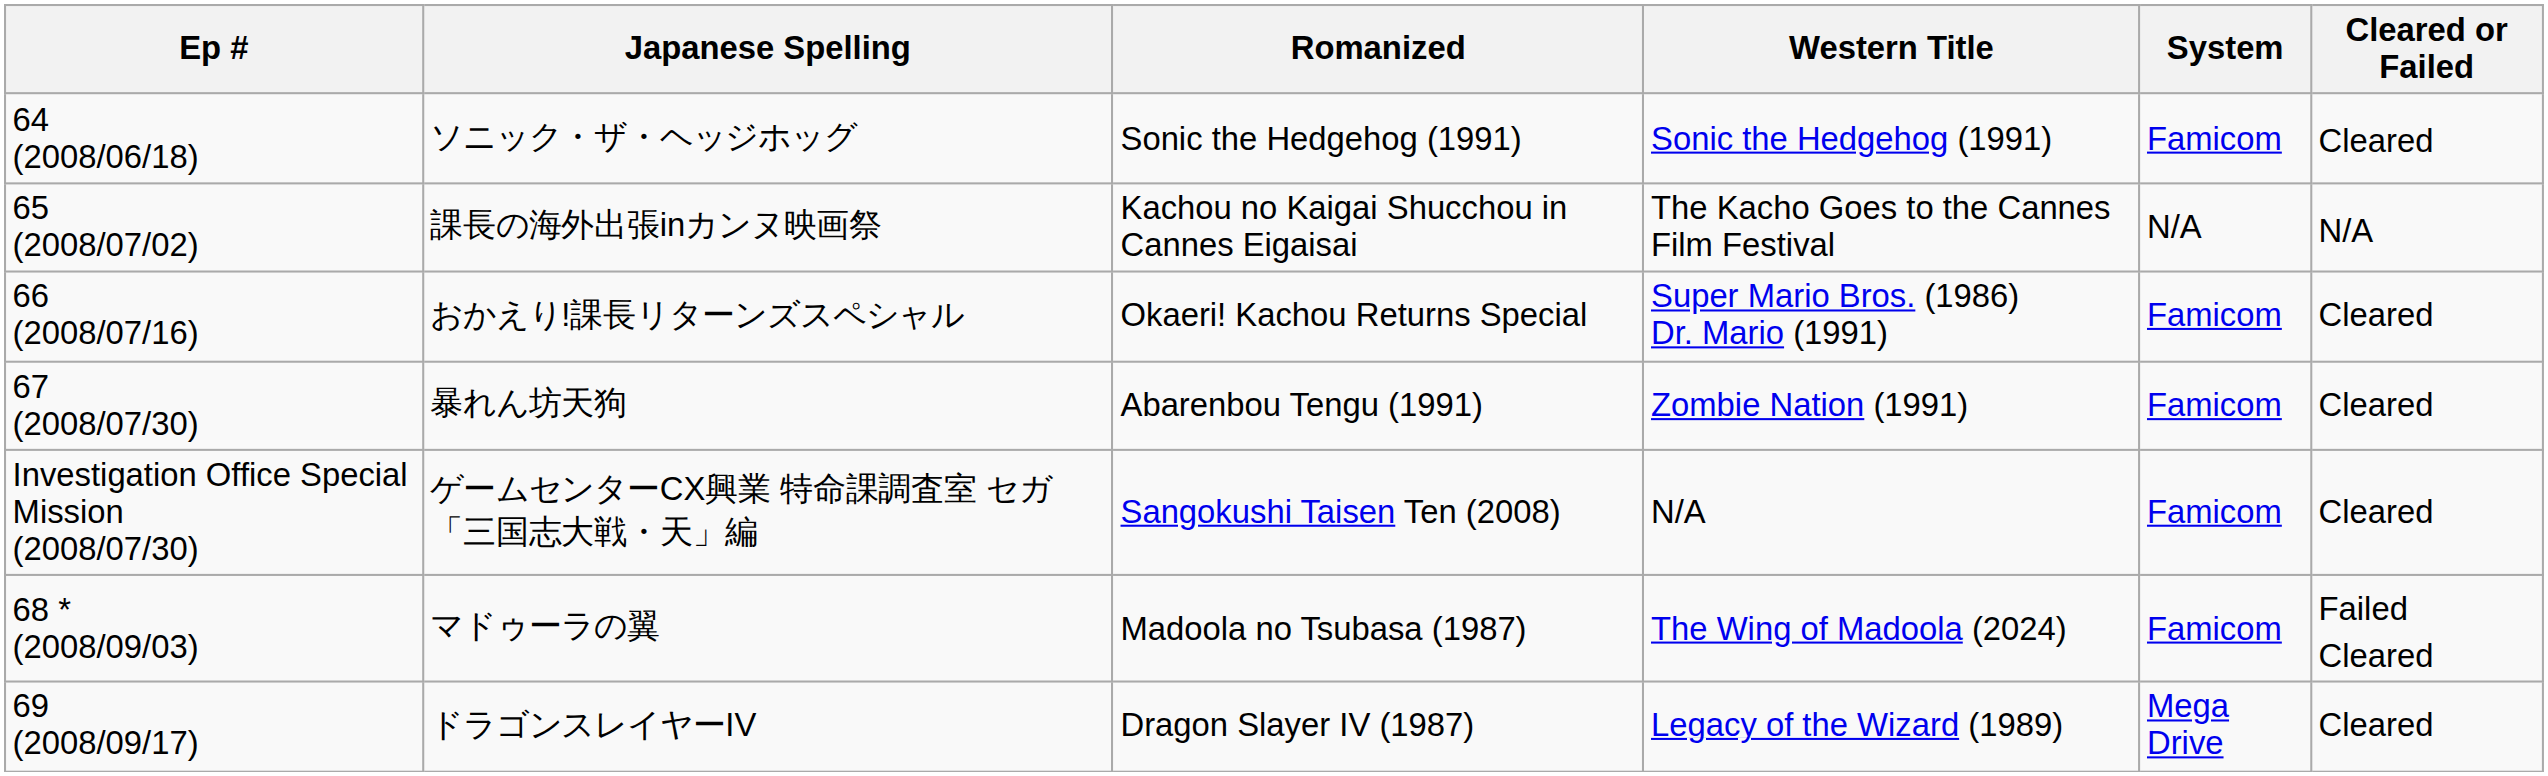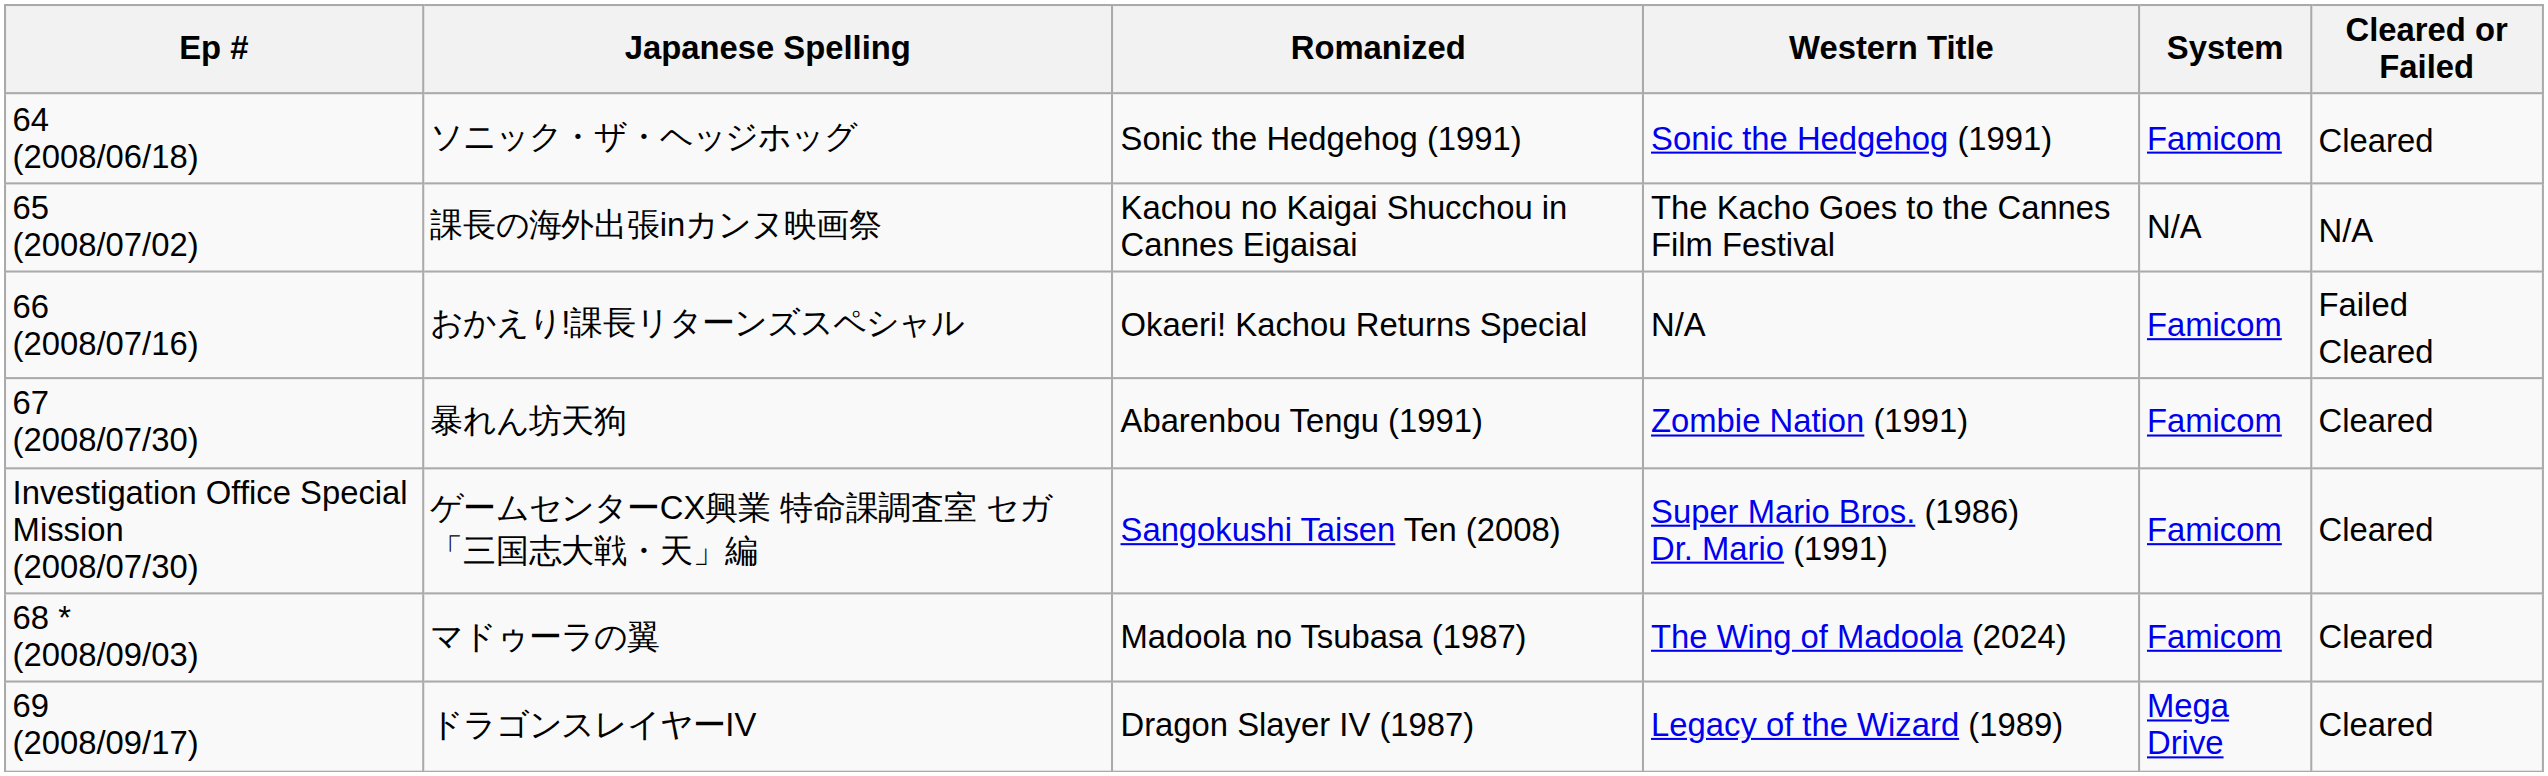(1835, 315) Super Mario Bros. (1986) Dr. Mario (1991) -> (1678, 324) N/A
(2376, 315) Cleared -> (2376, 329) Failed Cleared
(1678, 512) N/A -> (1835, 529) Super Mario Bros. (1986) Dr. Mario (1991)
(2376, 632) Failed Cleared -> (2376, 637) Cleared
